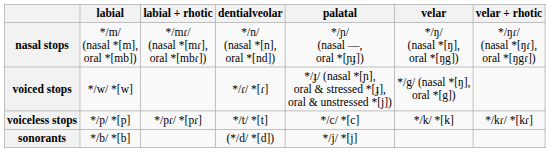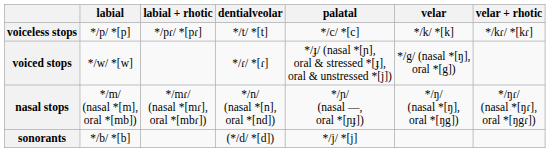rows swapped: (42, 120) <-> (42, 44)
